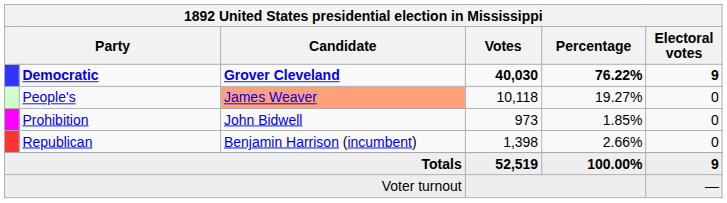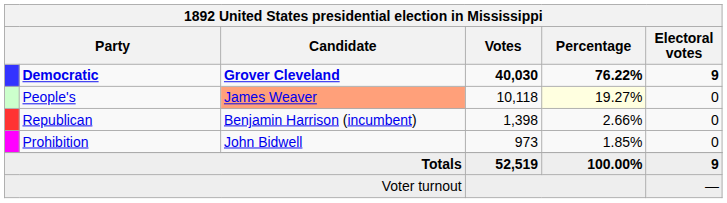(619, 98) no background -> (619, 98) lightyellow background
rows swapped: (57, 142) <-> (55, 120)
